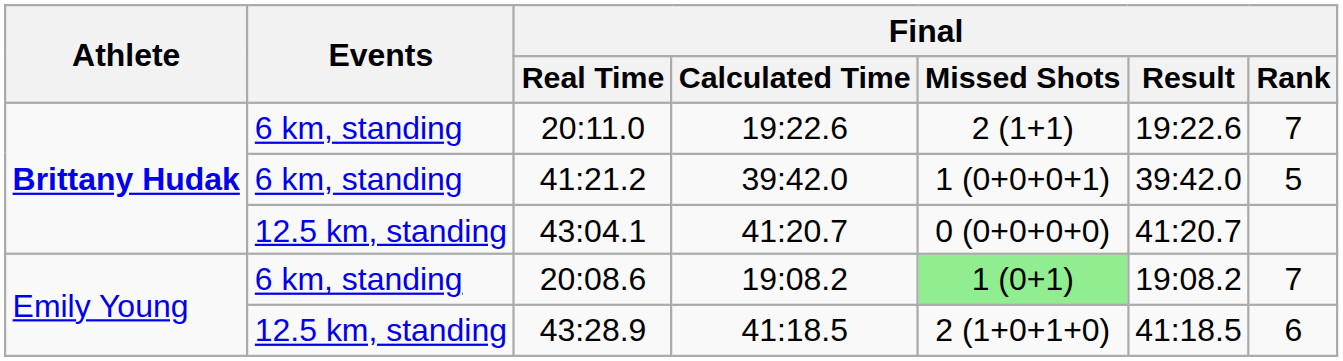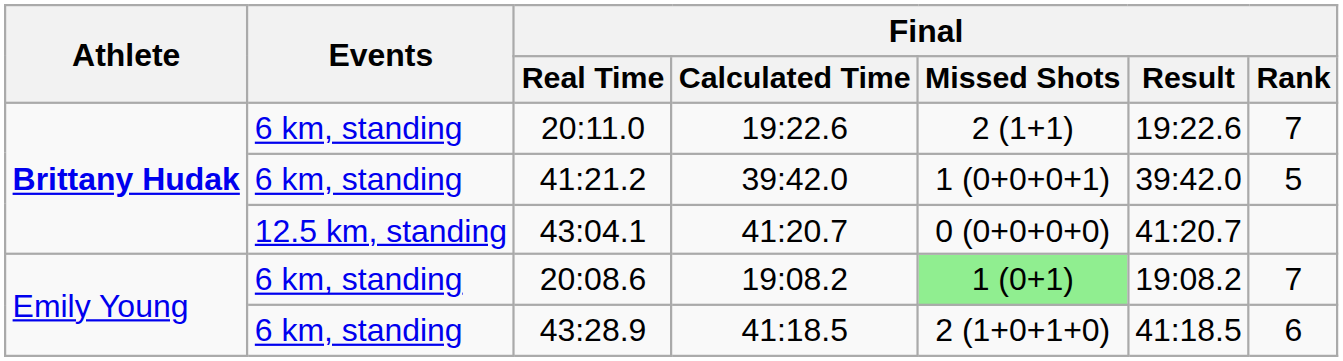(381, 331) 12.5 km, standing -> (359, 331) 6 km, standing
